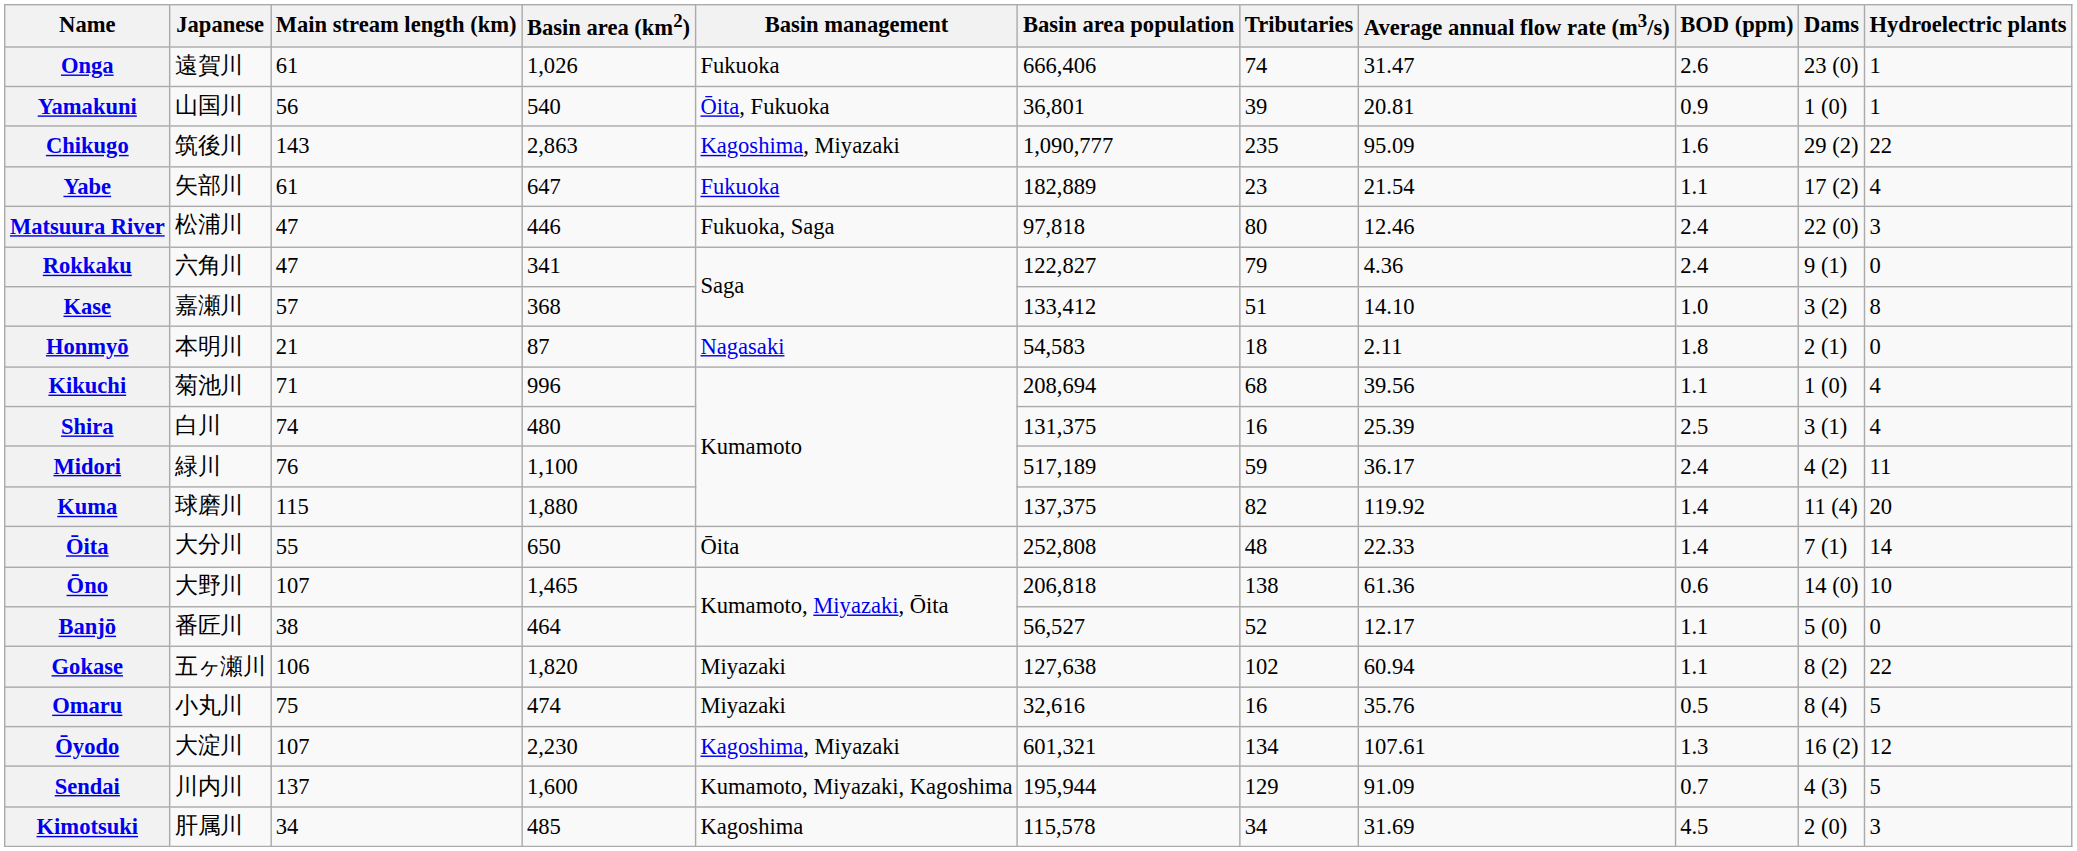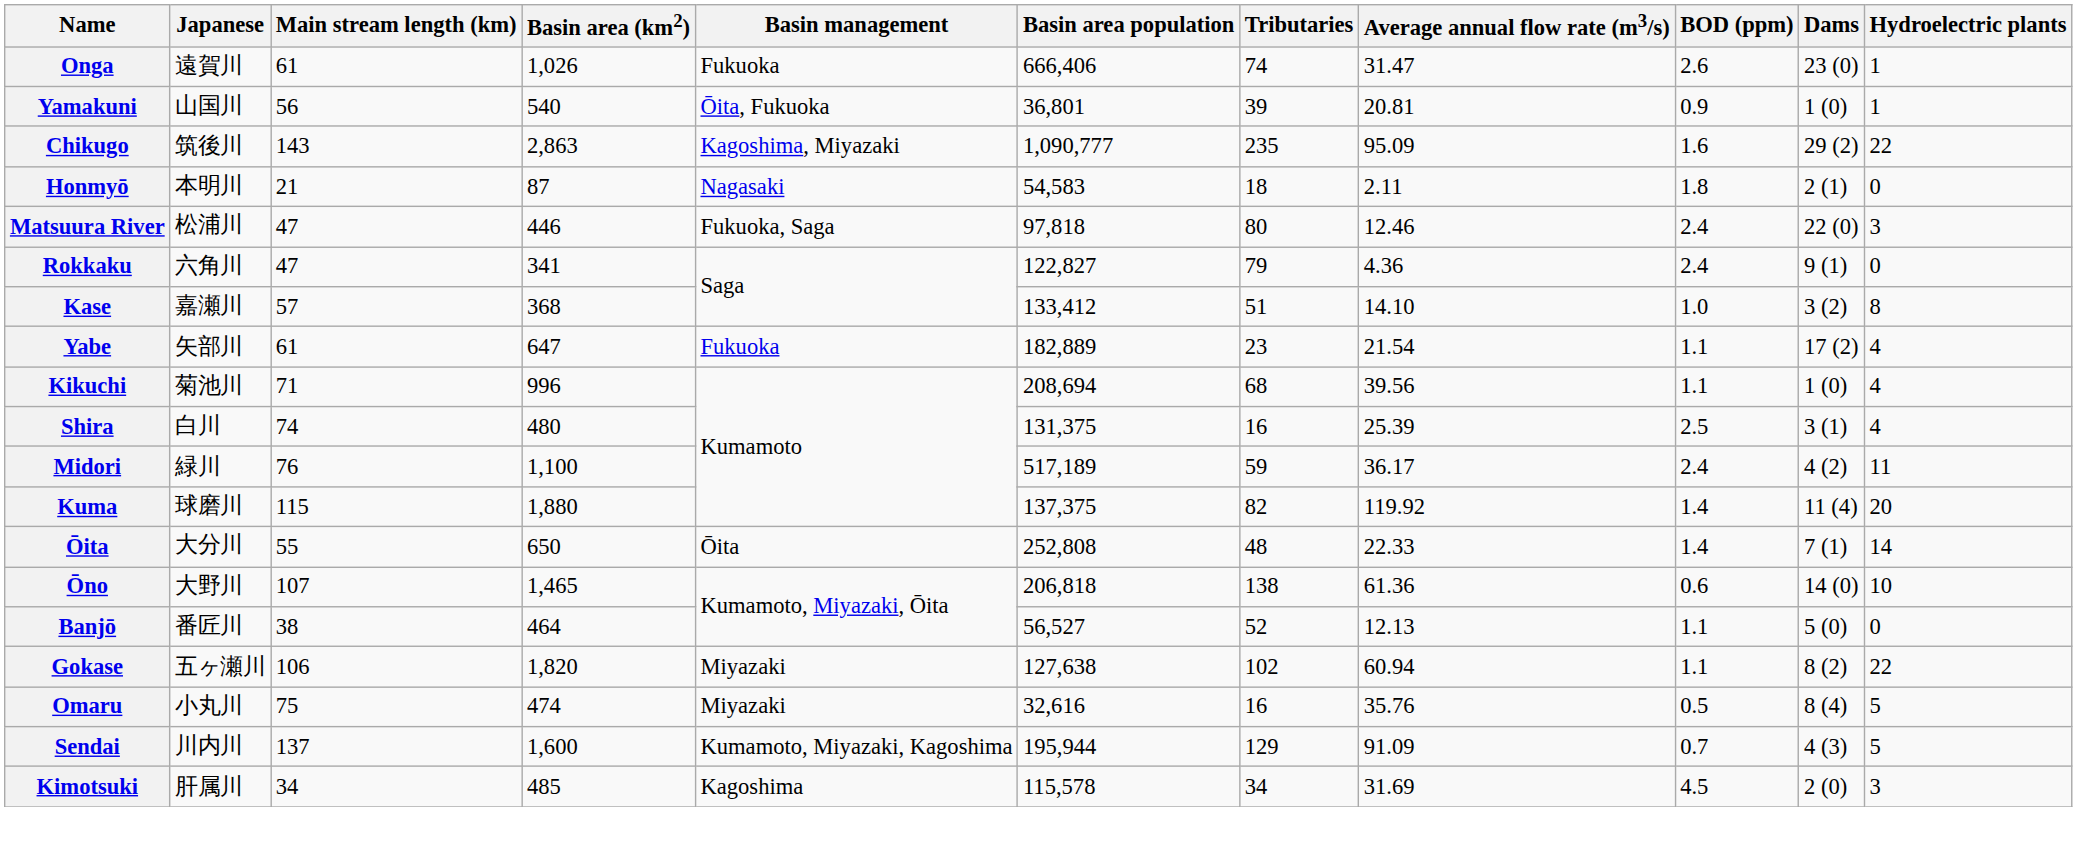rows swapped: (87, 186) <-> (87, 346)
(1389, 626) 12.17 -> (1389, 626) 12.13
- row: (87, 746)
